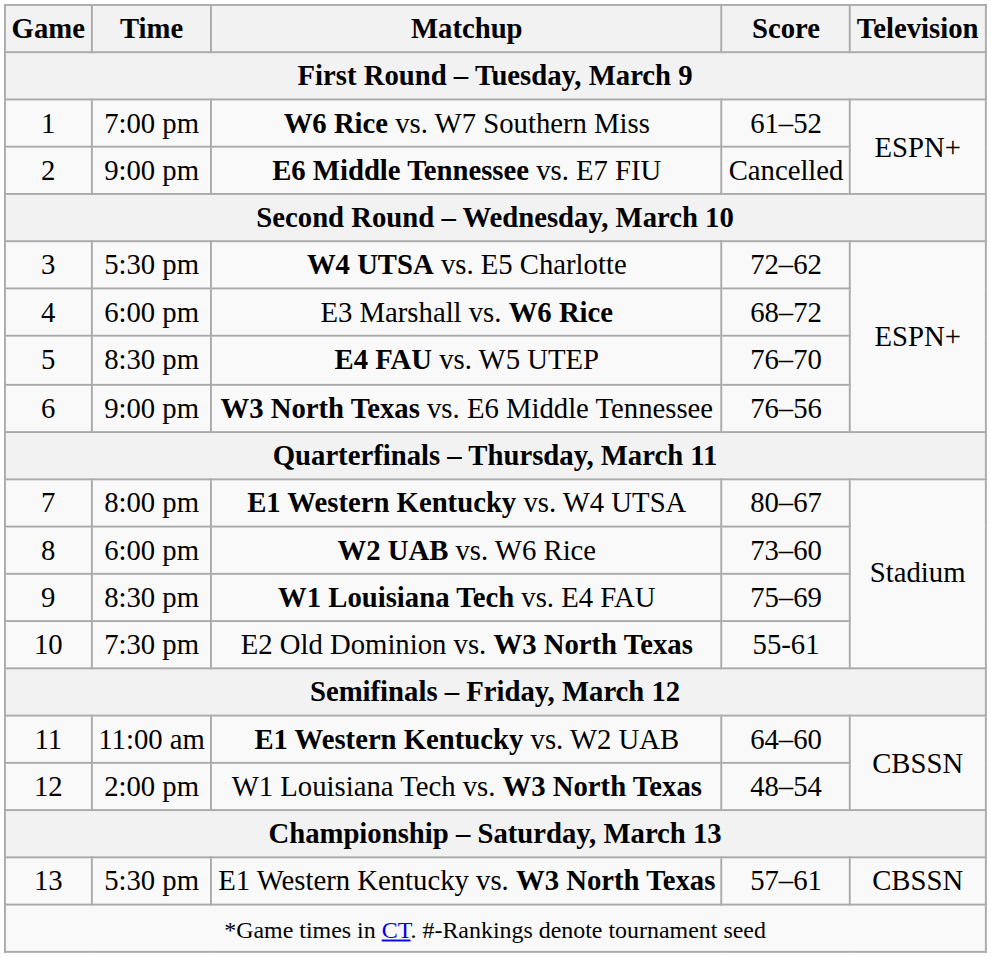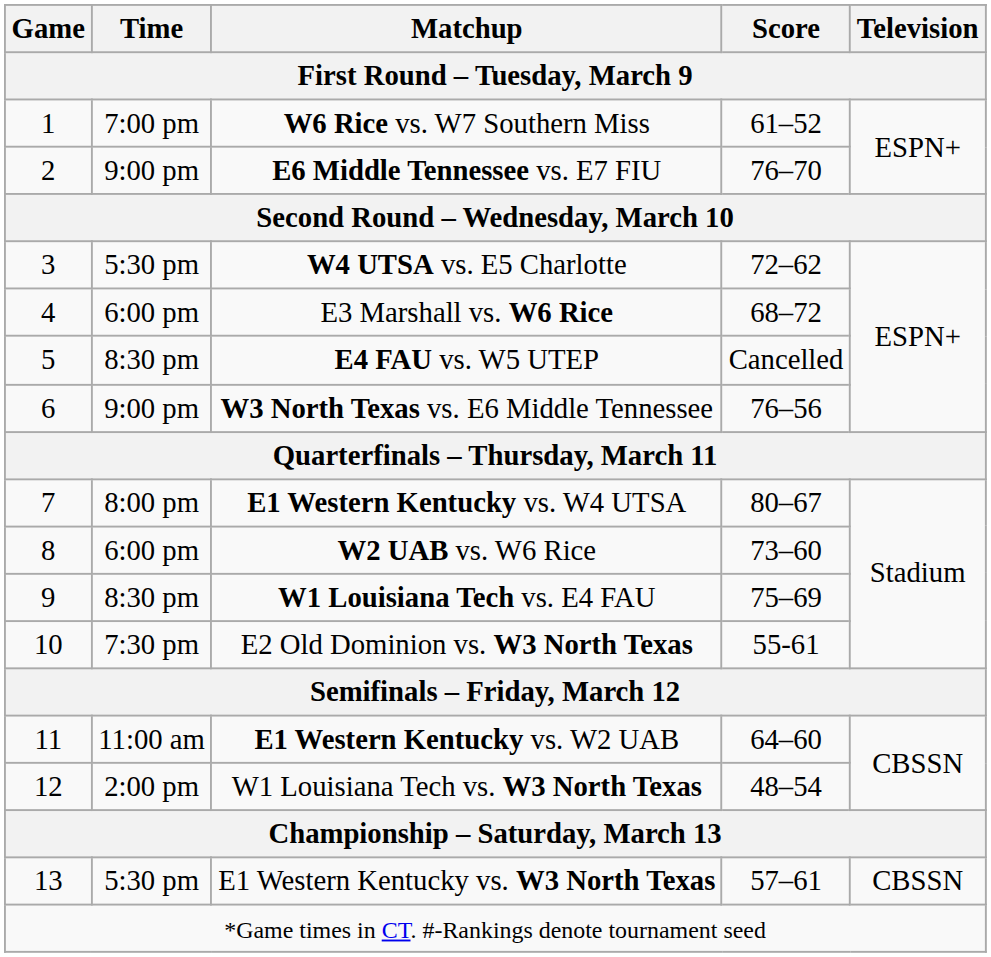(786, 170) Cancelled -> (786, 170) 76–70
(786, 359) 76–70 -> (786, 359) Cancelled
